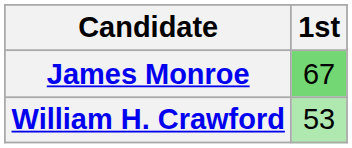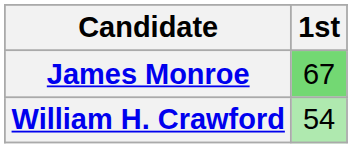(319, 119) 53 -> (319, 119) 54
